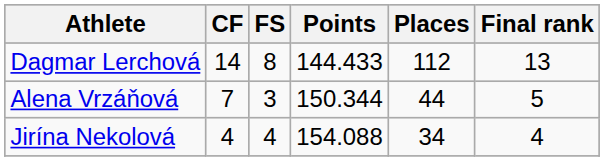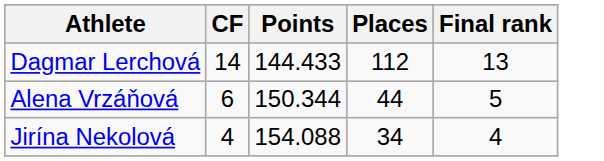- column: (270, 24)
(227, 100) 7 -> (227, 100) 6
